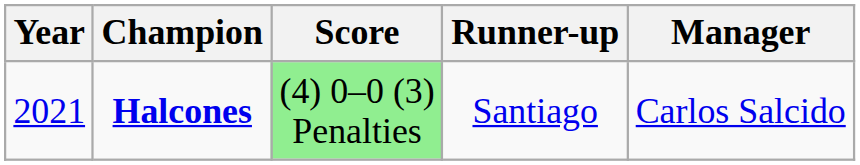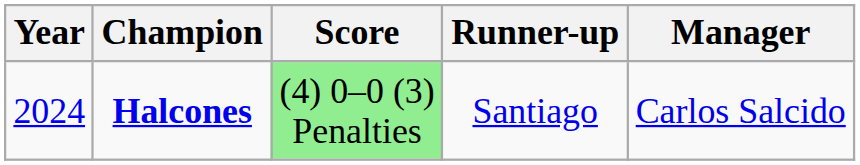(49, 109) 2021 -> (49, 109) 2024
